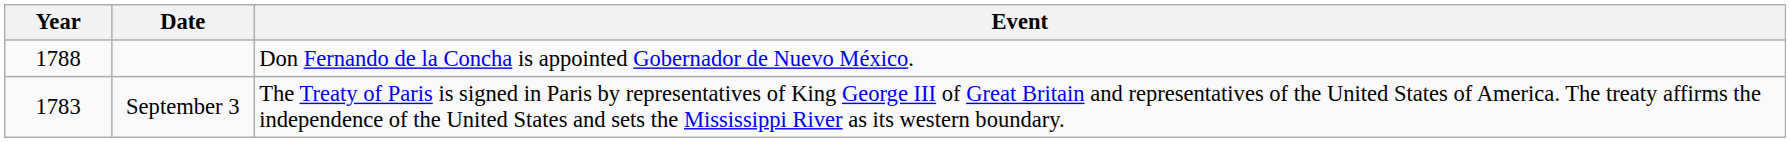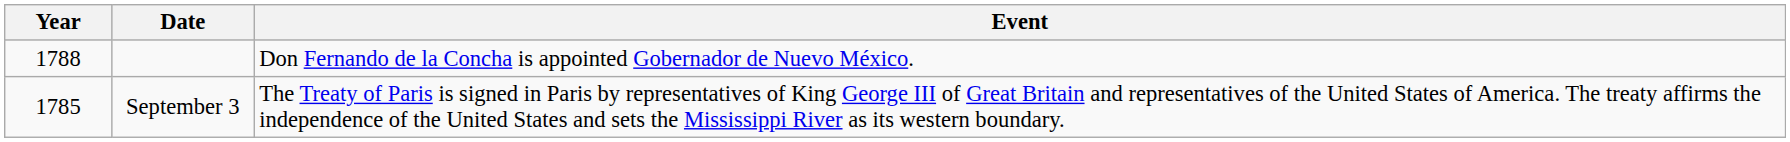(58, 106) 1783 -> (58, 106) 1785
